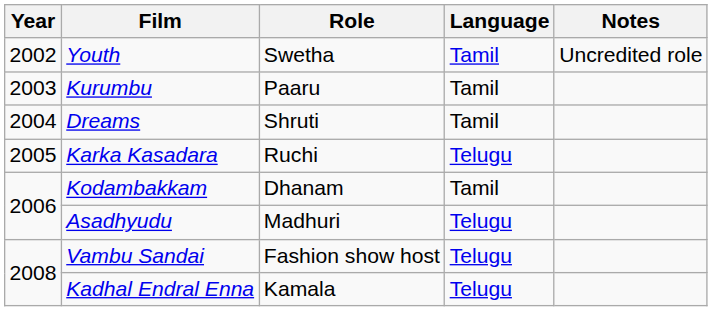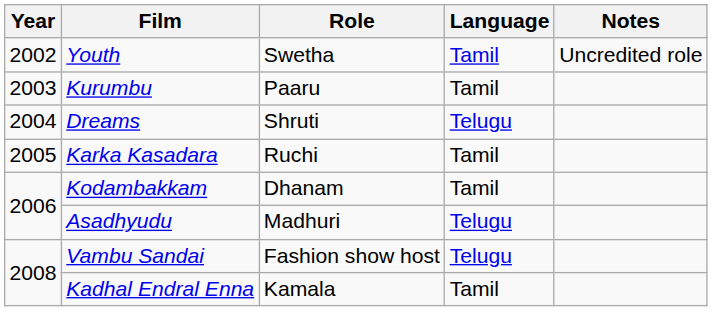(474, 121) Tamil -> (481, 121) Telugu
(481, 155) Telugu -> (474, 155) Tamil
(481, 289) Telugu -> (474, 289) Tamil
